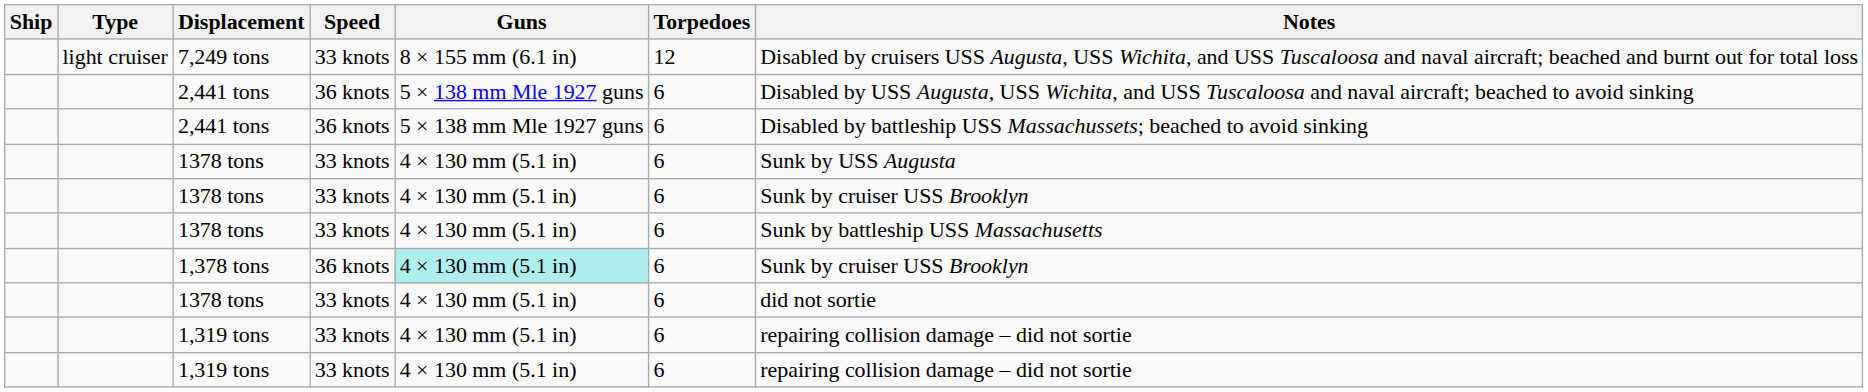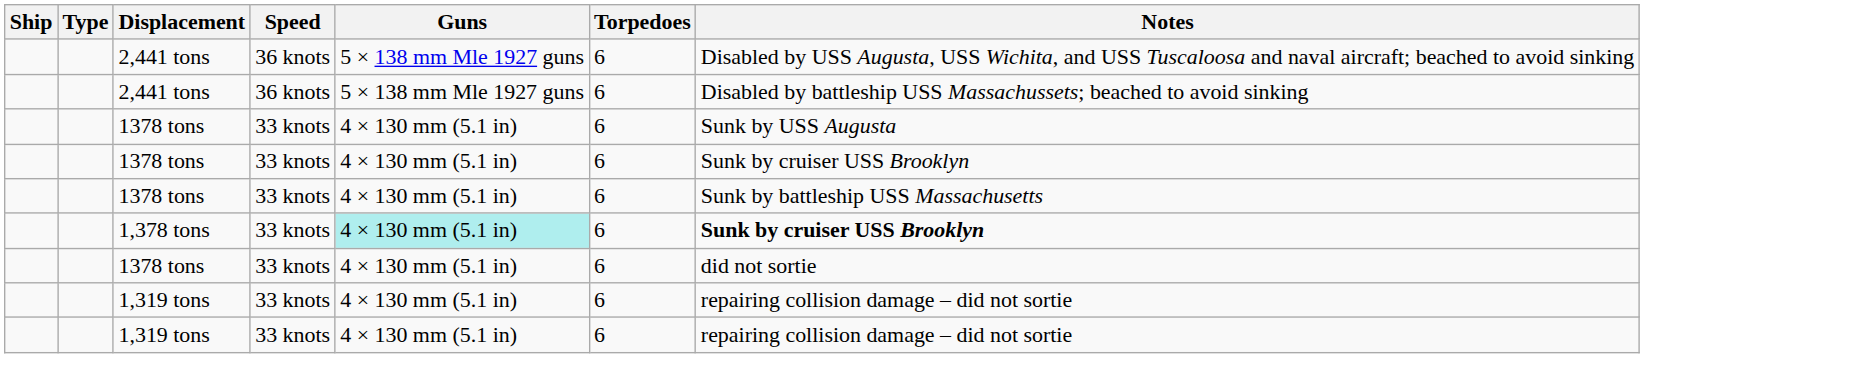- row: (115, 56)
(352, 265) 36 knots -> (293, 230) 33 knots
(894, 265) normal -> (843, 230) bold
